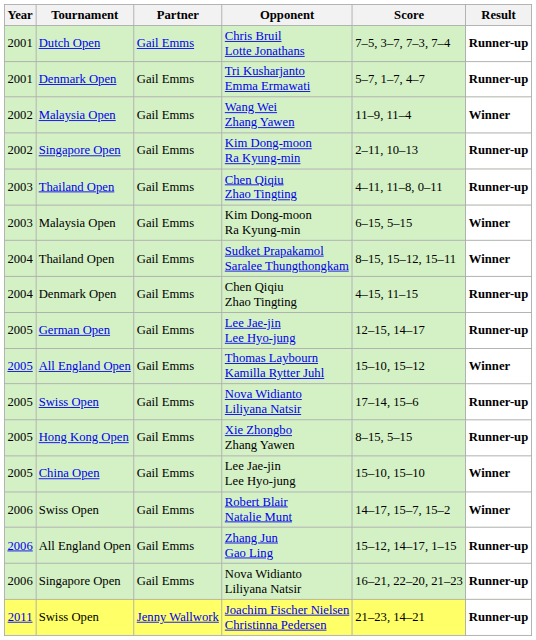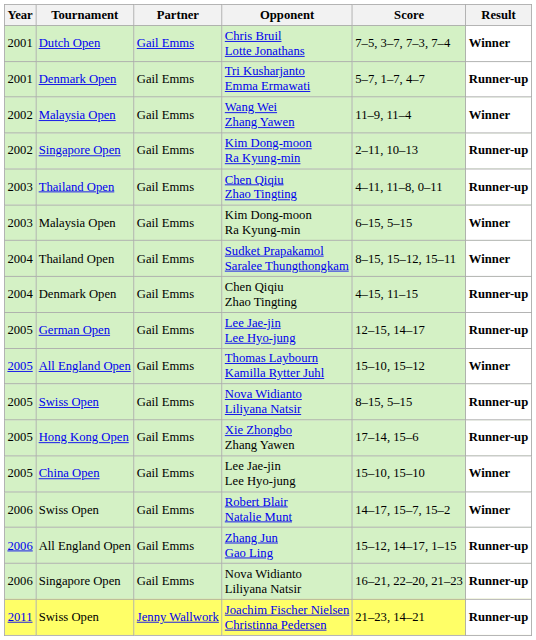(499, 43) Runner-up -> (490, 43) Winner
(387, 402) 17–14, 15–6 -> (384, 402) 8–15, 5–15
(384, 438) 8–15, 5–15 -> (387, 438) 17–14, 15–6
